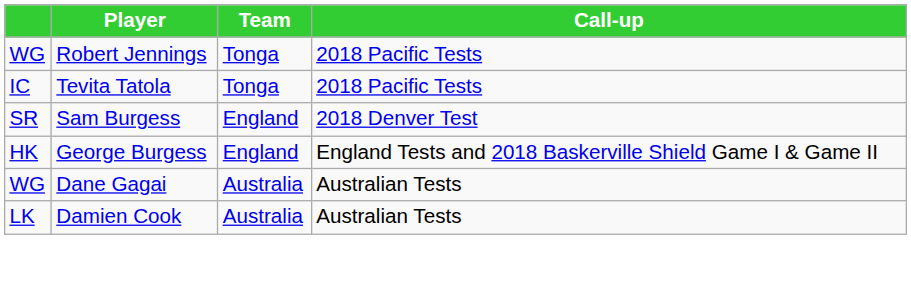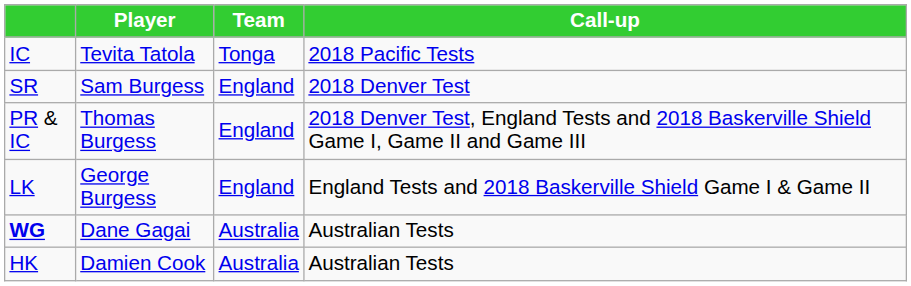- row: (131, 53)
+ row: (118, 130)
(24, 151) HK -> (22, 186) LK
(27, 184) normal -> (27, 230) bold
(22, 217) LK -> (24, 263) HK
